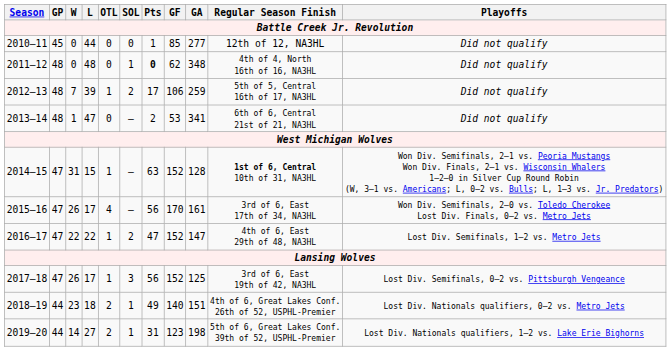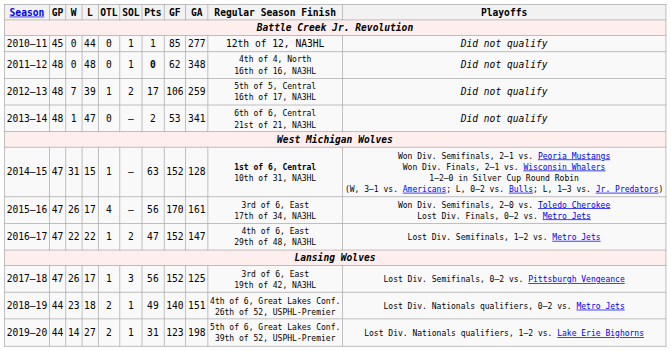(131, 44) 0 -> (131, 44) 1
